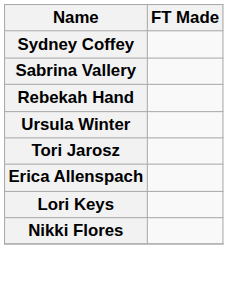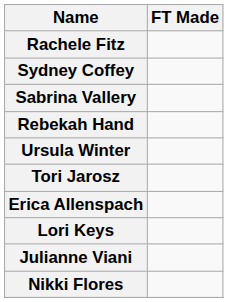+ row: (76, 44)
+ row: (76, 257)
